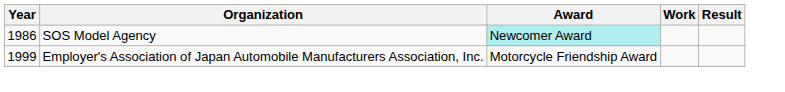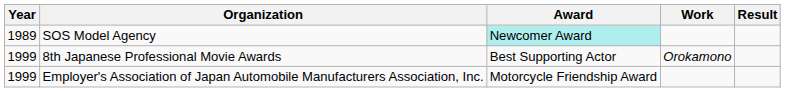(22, 36) 1986 -> (22, 36) 1989
+ row: (162, 56)
